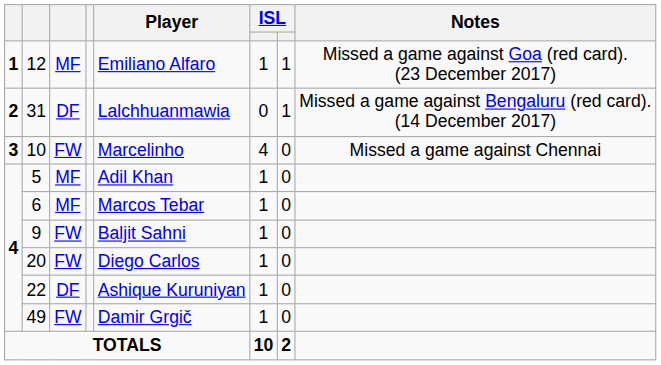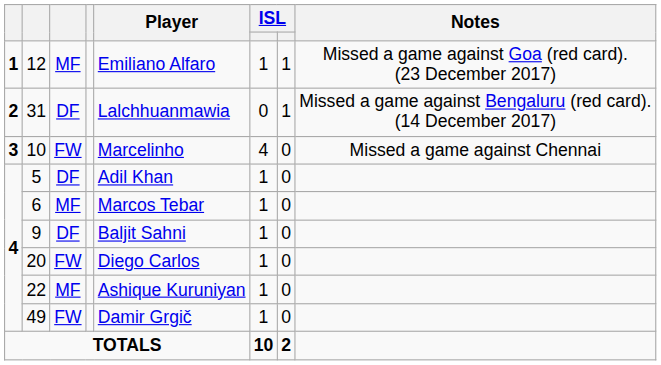(68, 177) MF -> (68, 177) DF
(68, 233) FW -> (68, 233) DF
(68, 289) DF -> (68, 289) MF
